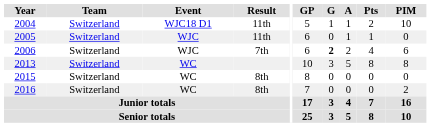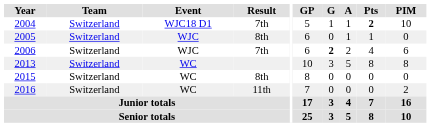(262, 23) 11th -> (262, 23) 7th
(371, 23) normal -> (371, 23) bold
(262, 37) 11th -> (262, 37) 8th
(262, 89) 8th -> (262, 89) 11th
